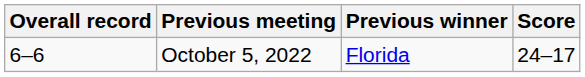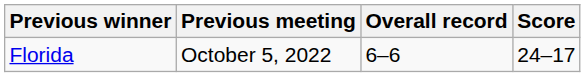columns swapped: (81, 21) <-> (427, 21)
